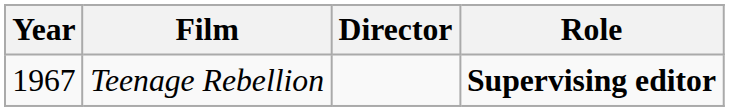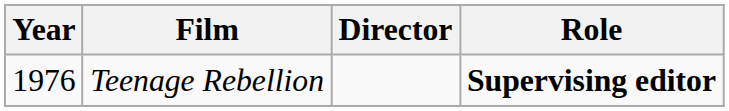(44, 79) 1967 -> (44, 79) 1976
